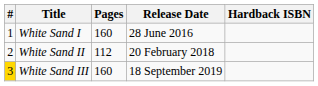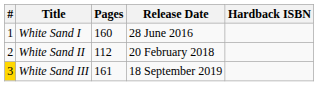(103, 71) 160 -> (103, 71) 161
